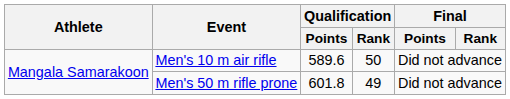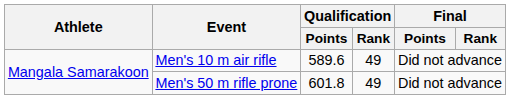(373, 60) 50 -> (373, 60) 49
